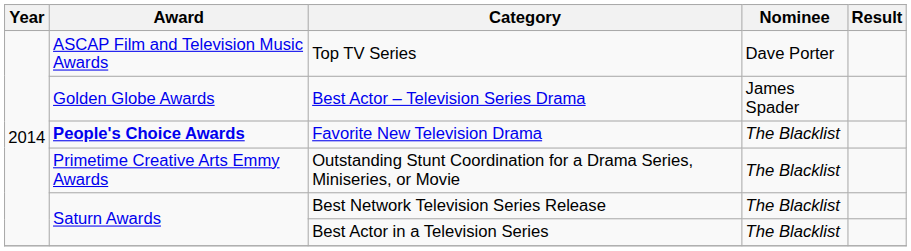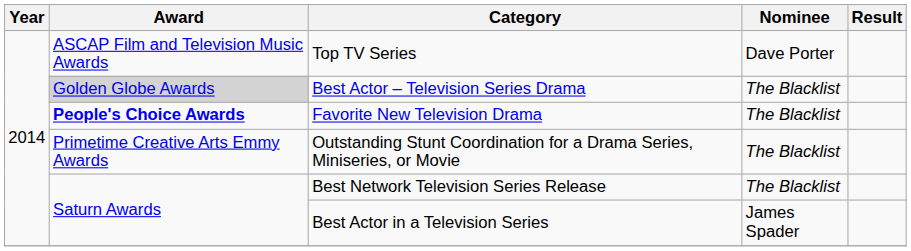(134, 98) no background -> (134, 89) lightgrey background
(772, 98) James Spader -> (793, 89) The Blacklist
(793, 232) The Blacklist -> (772, 222) James Spader
